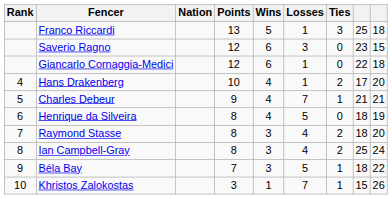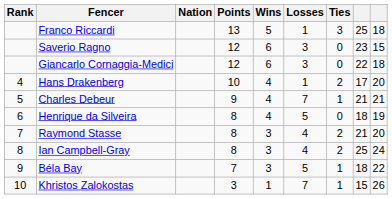(305, 64) 1 -> (305, 64) 3
(362, 133) 18 -> (362, 133) 21
